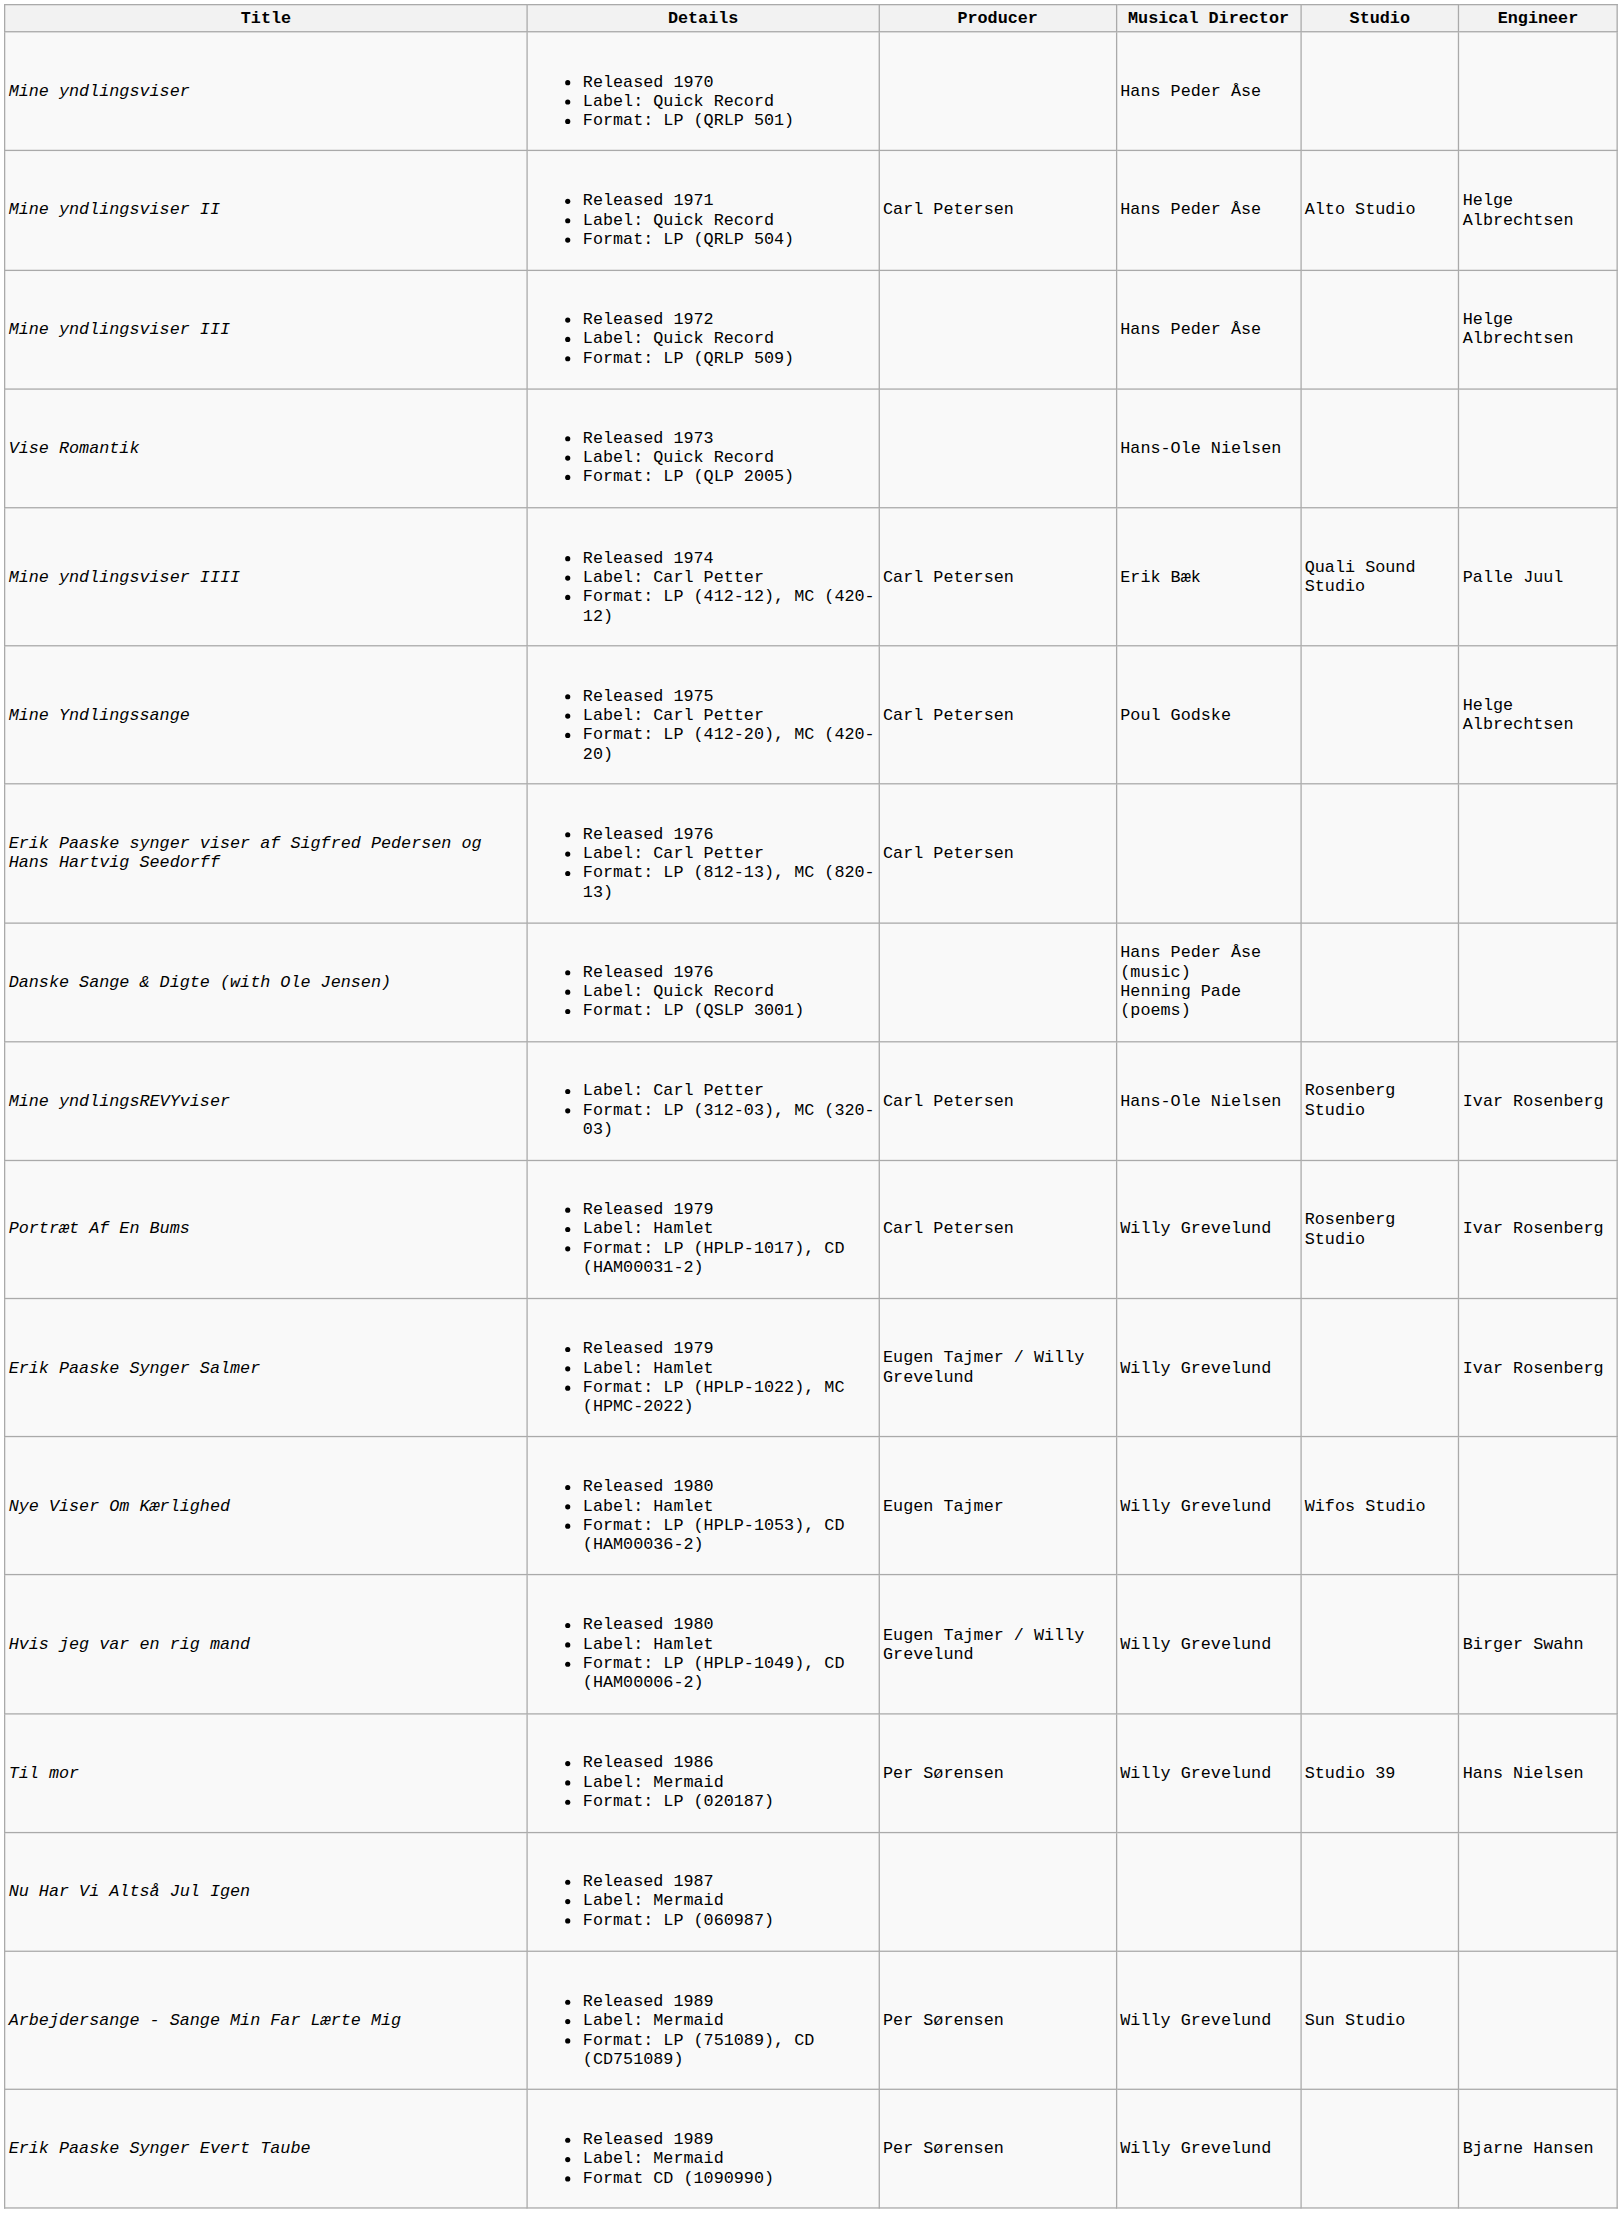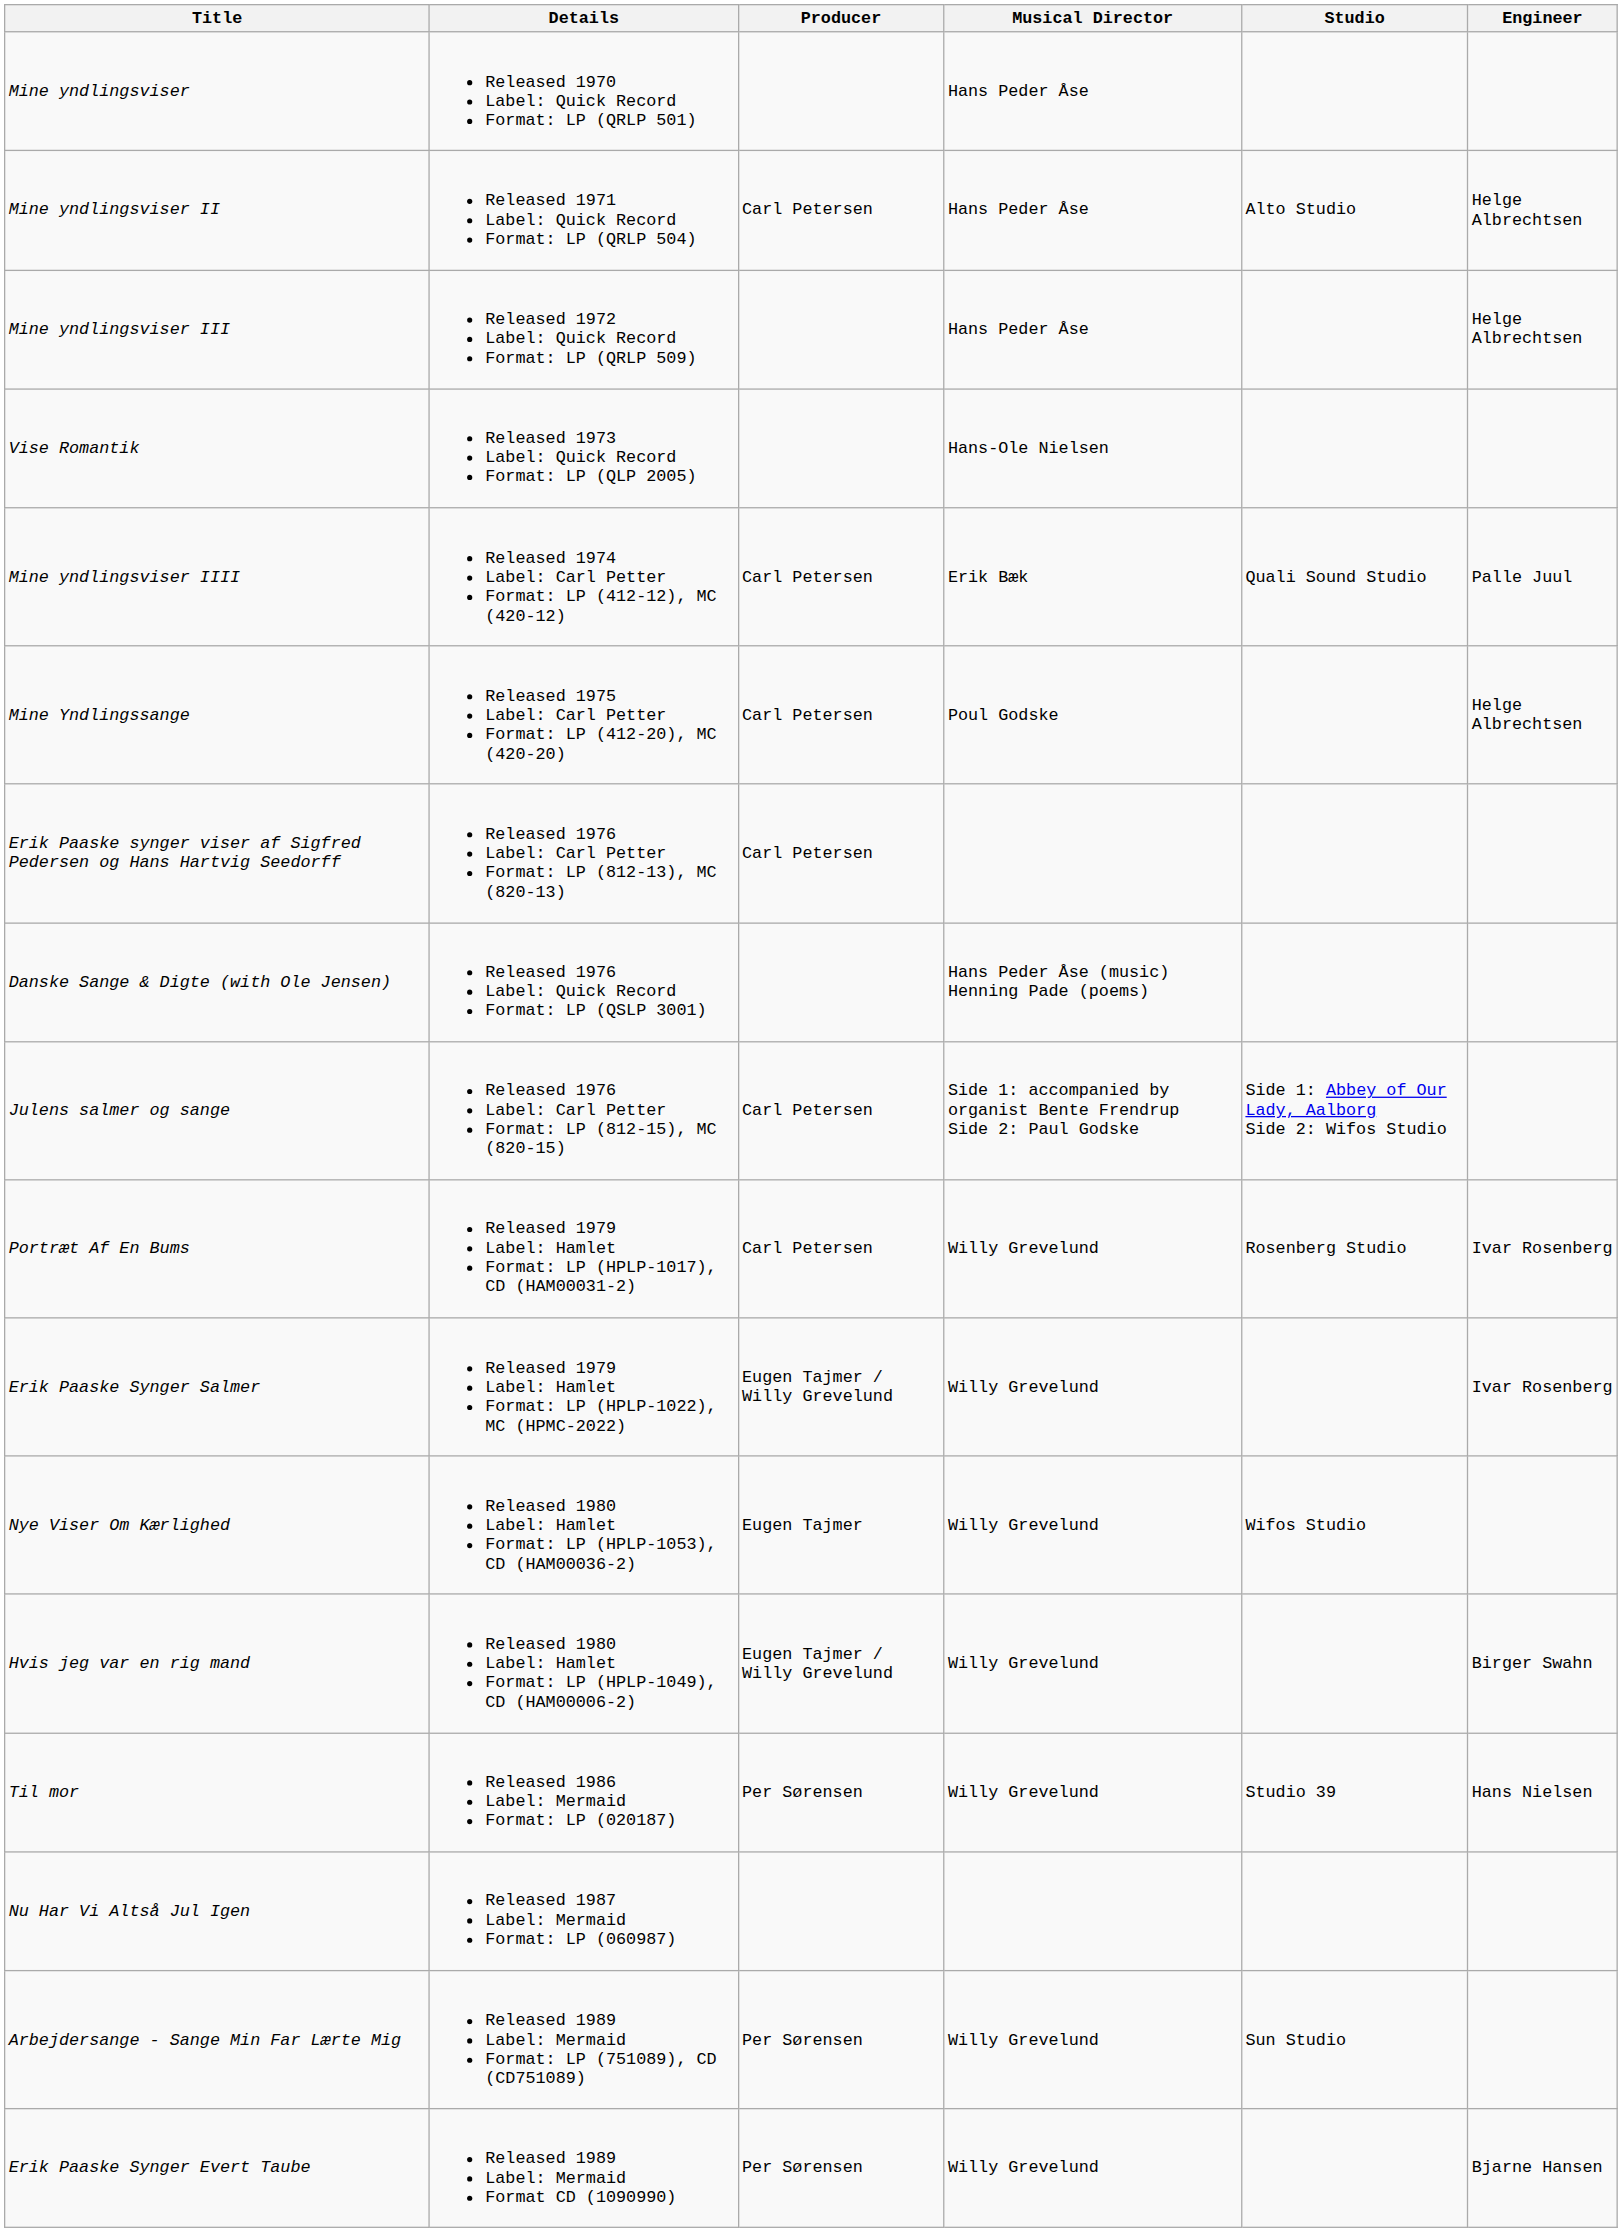+ row: (119, 1111)
- row: (119, 1101)
